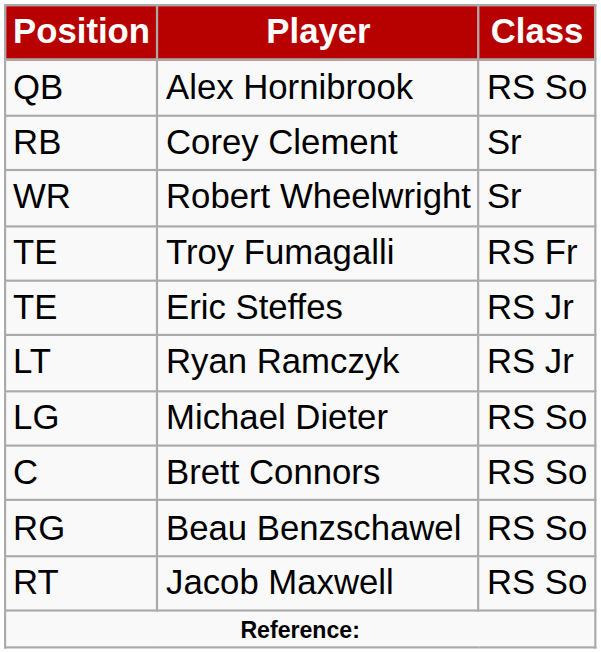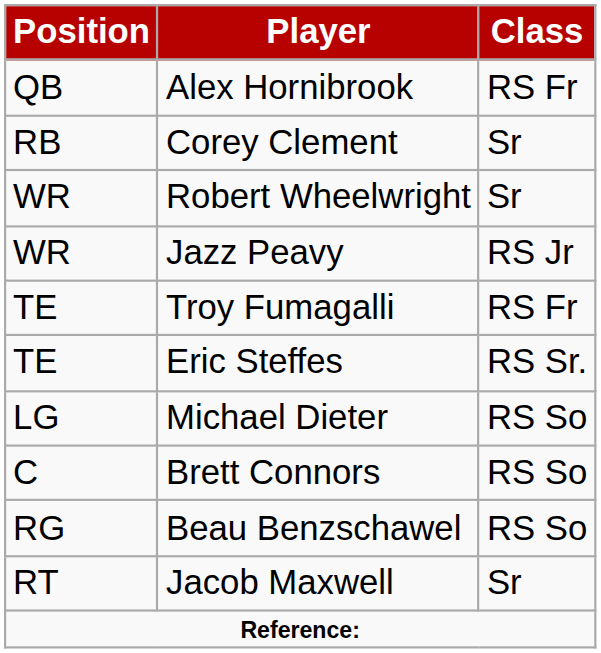(537, 87) RS So -> (532, 87) RS Fr
+ row: (255, 252)
(530, 307) RS Jr -> (537, 362) RS Sr.
- row: (283, 362)
(537, 582) RS So -> (504, 582) Sr
